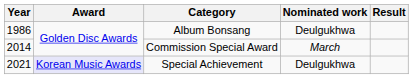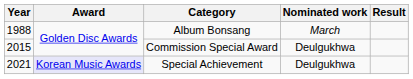(19, 30) 1986 -> (19, 30) 1988
(325, 30) Deulgukhwa -> (325, 30) March
(19, 47) 2014 -> (19, 47) 2015
(325, 47) March -> (325, 47) Deulgukhwa
